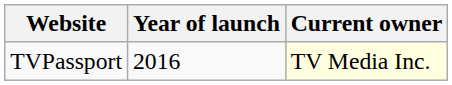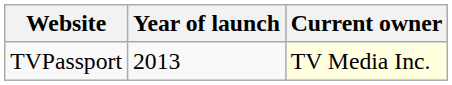(157, 60) 2016 -> (157, 60) 2013
